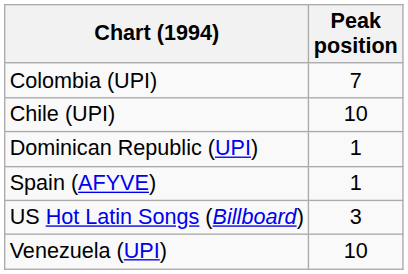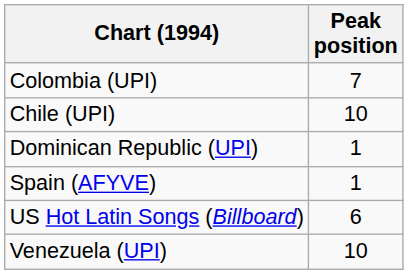(356, 217) 3 -> (356, 217) 6
